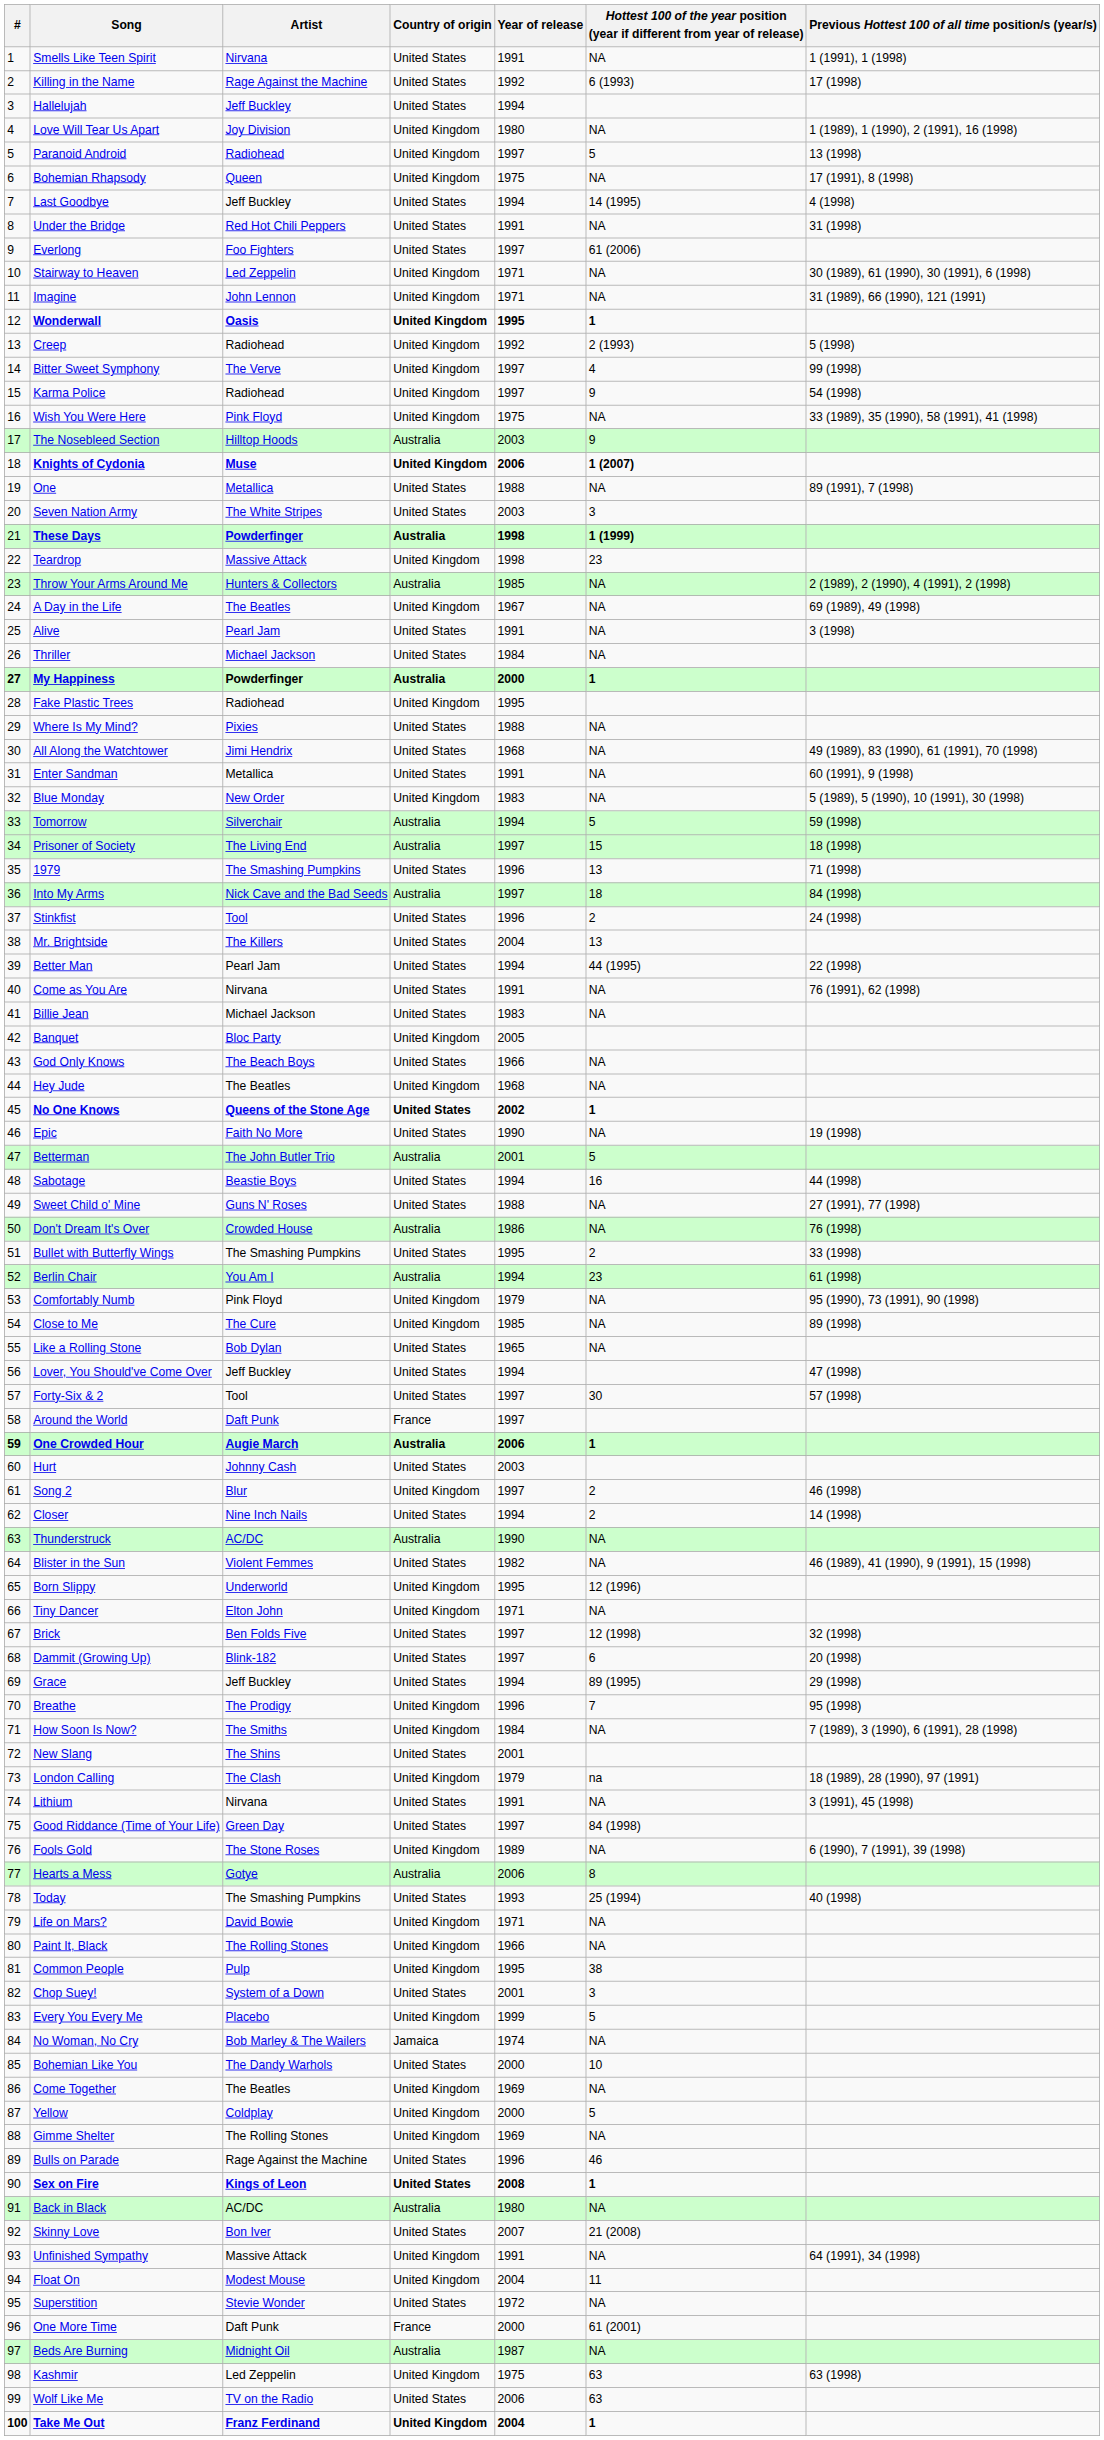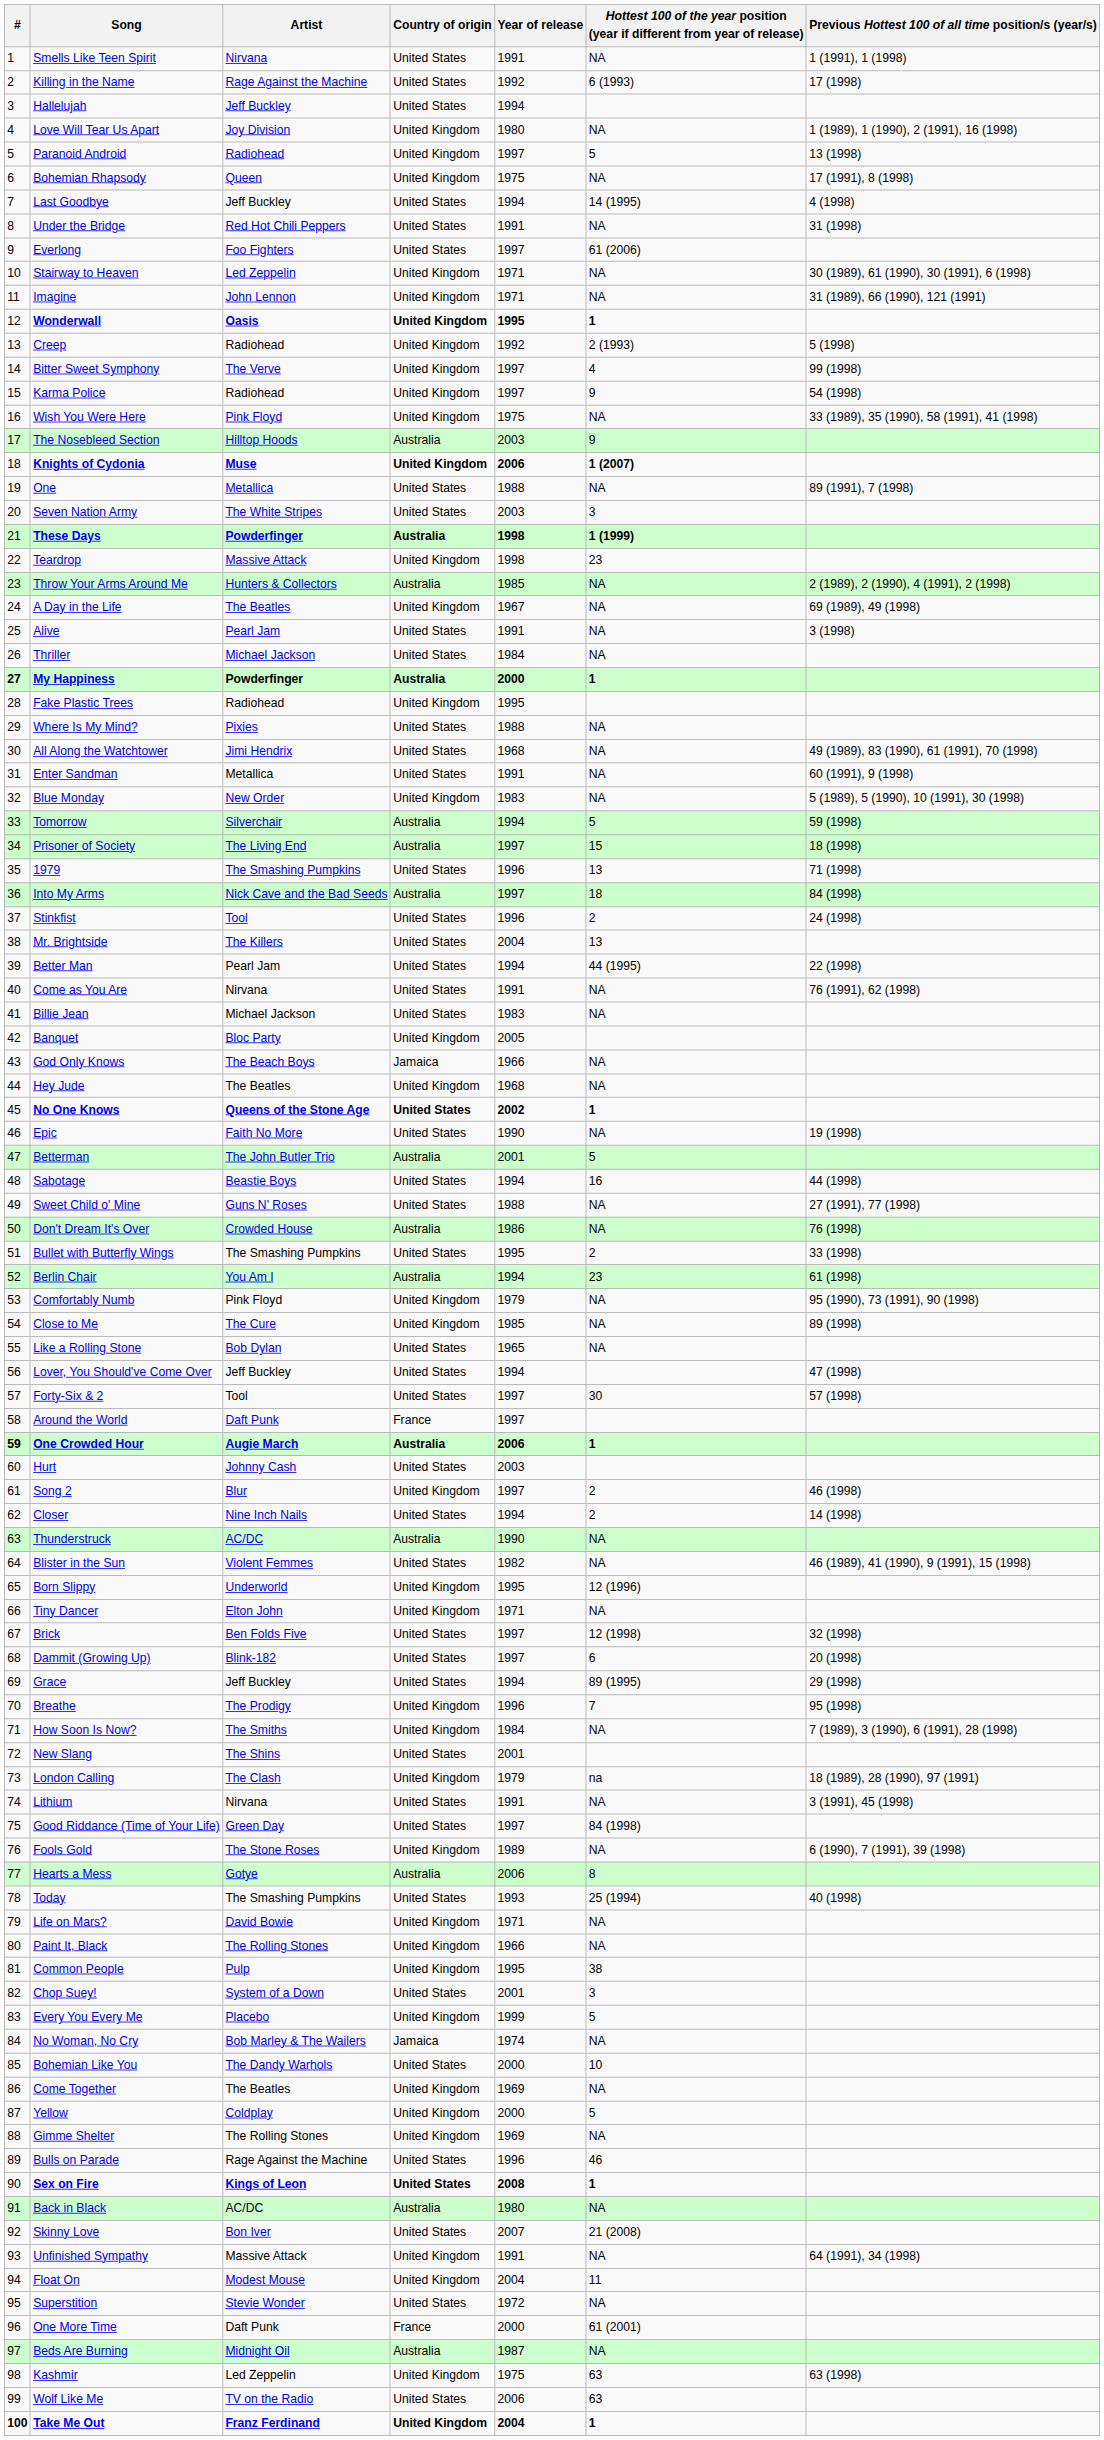(430, 1061) United States -> (416, 1061) Jamaica
